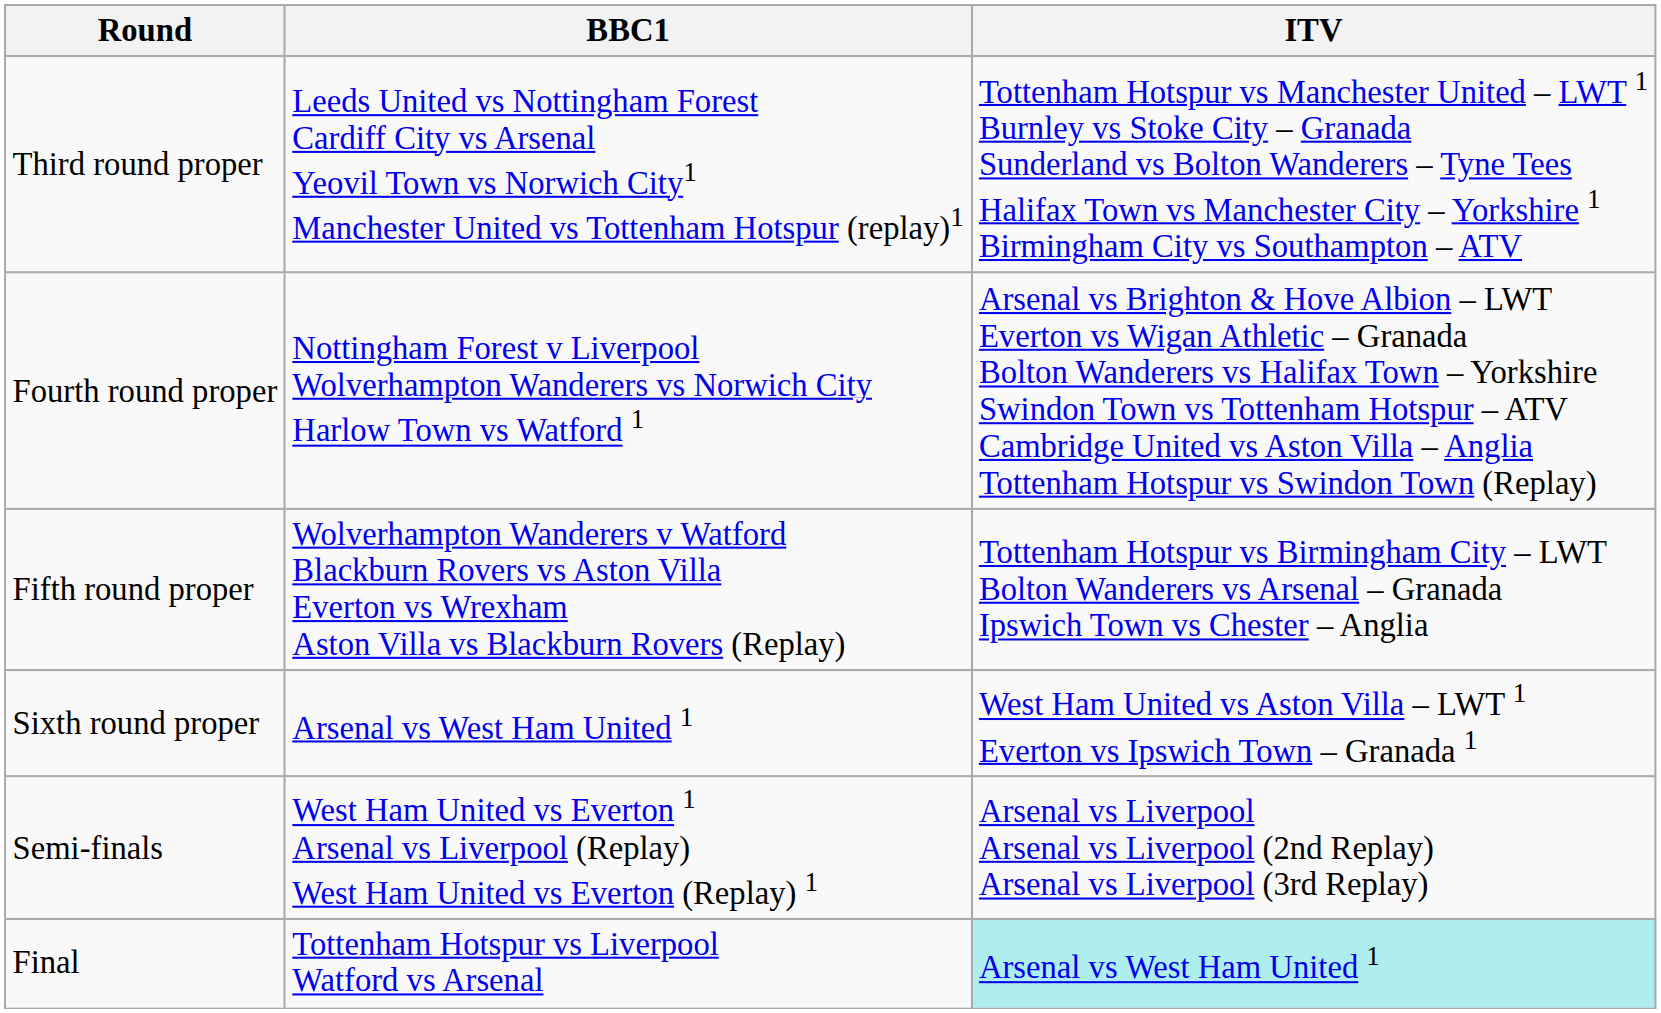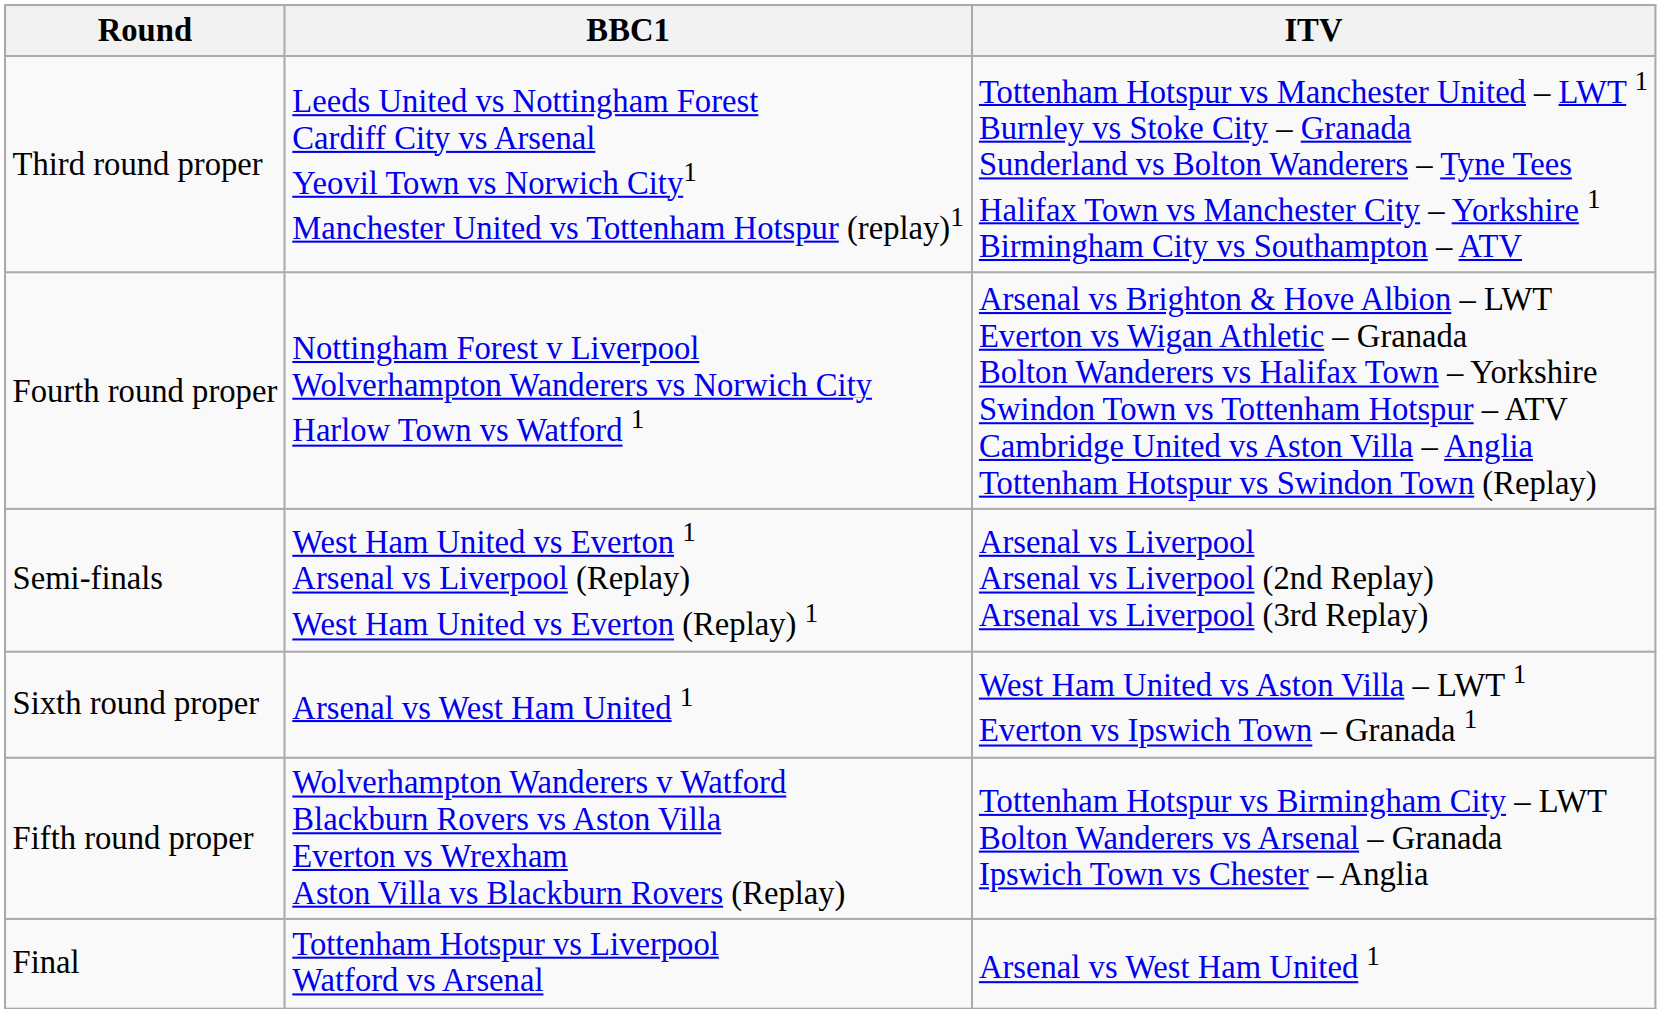rows swapped: (133, 588) <-> (88, 847)
(1179, 963) paleturquoise background -> (1179, 963) no background
